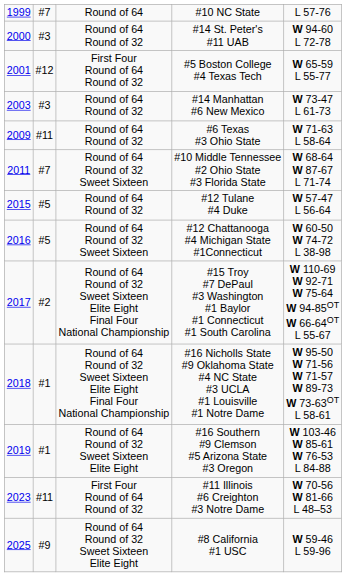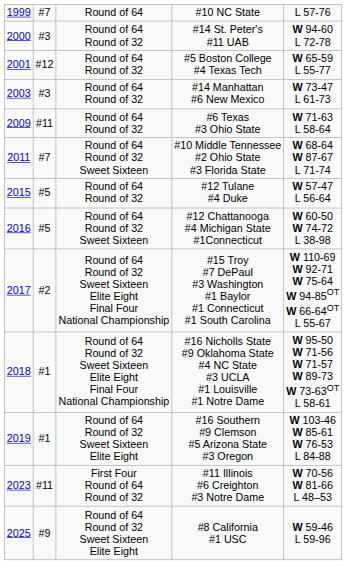(114, 71) First Four Round of 64 Round of 32 -> (114, 65) Round of 64 Round of 32
